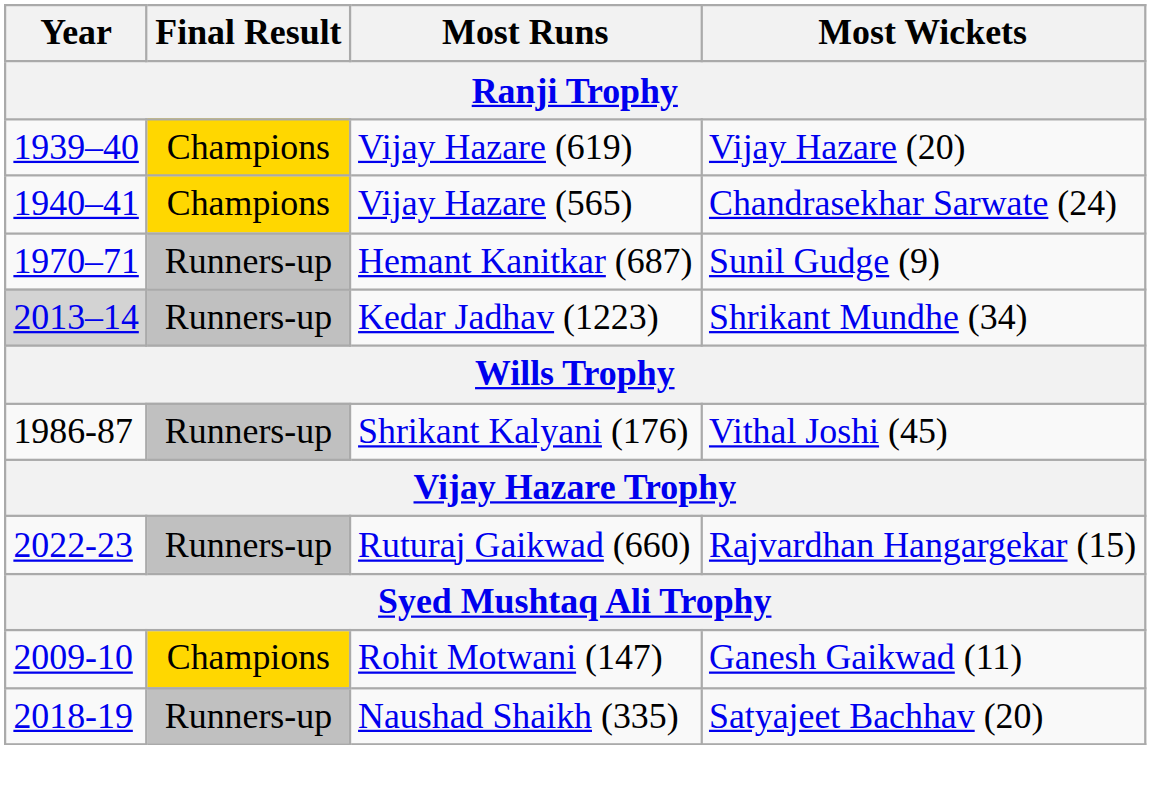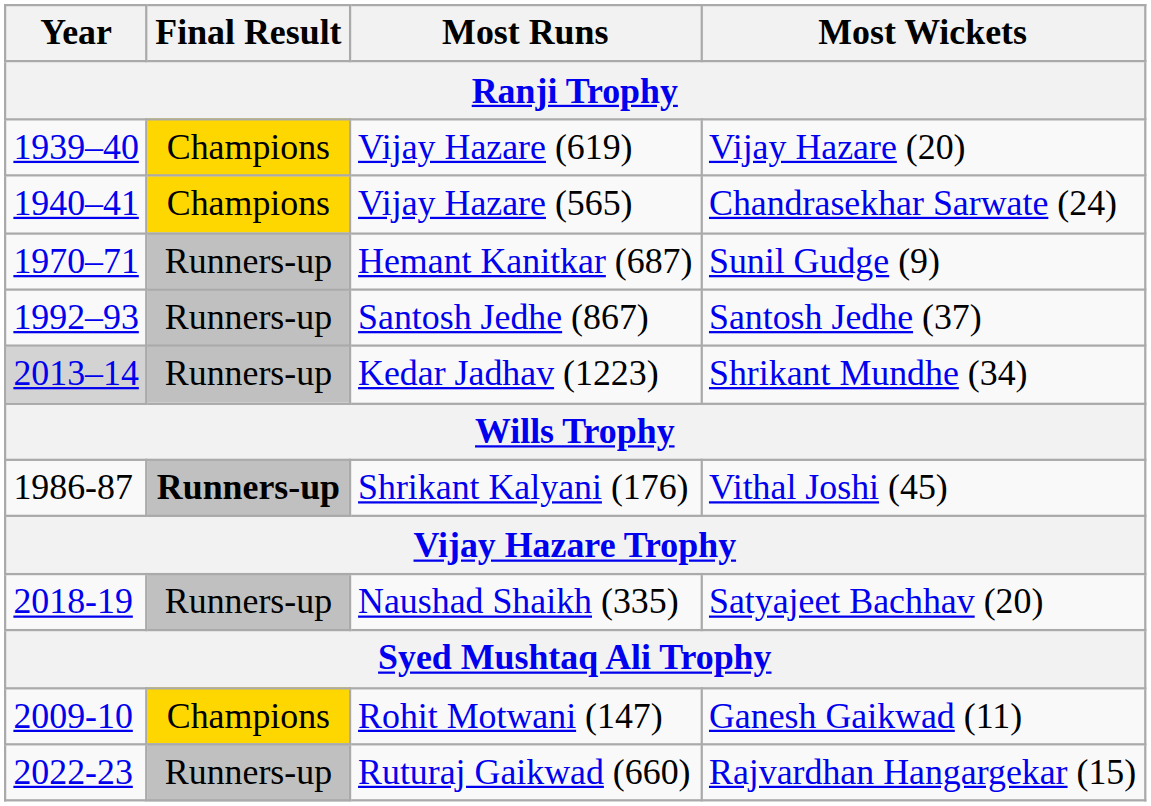+ row: (503, 317)
(248, 430) normal -> (248, 487) bold
rows swapped: (524, 544) <-> (518, 715)
